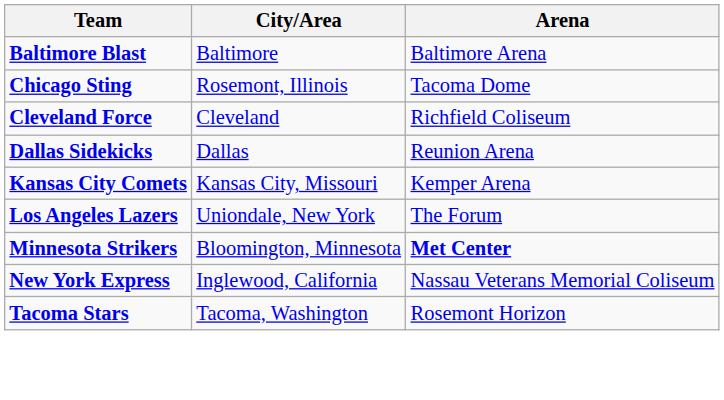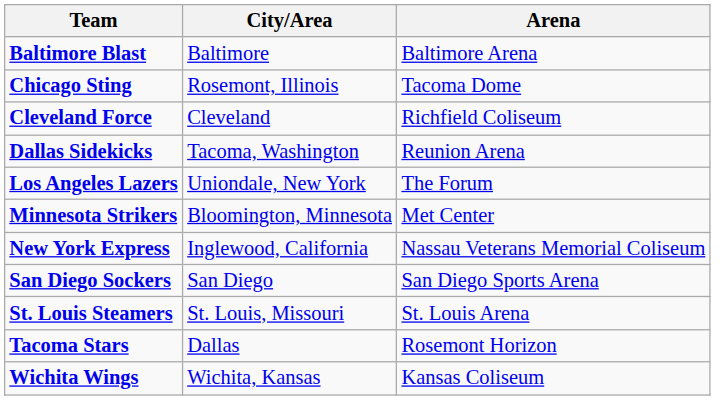(222, 150) Dallas -> (273, 150) Tacoma, Washington
- row: (98, 183)
(461, 248) bold -> (448, 215) normal
+ row: (90, 280)
+ row: (91, 313)
(282, 313) Tacoma, Washington -> (213, 345) Dallas
+ row: (74, 378)
